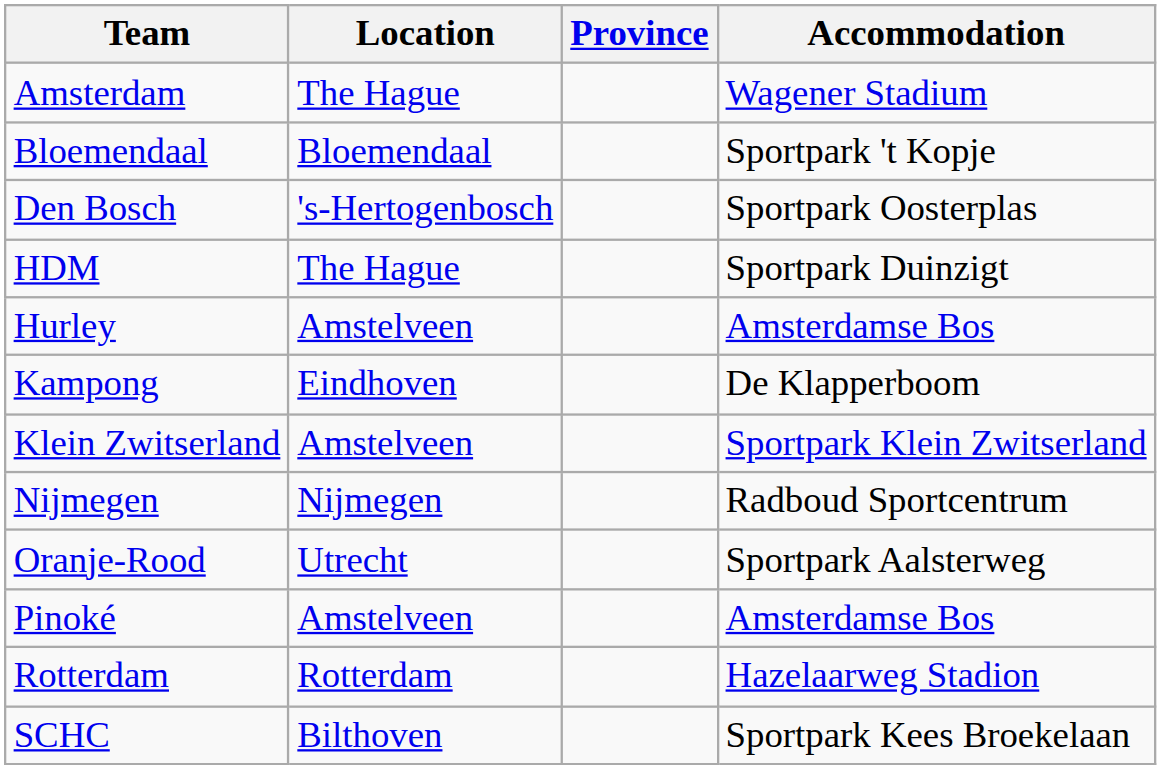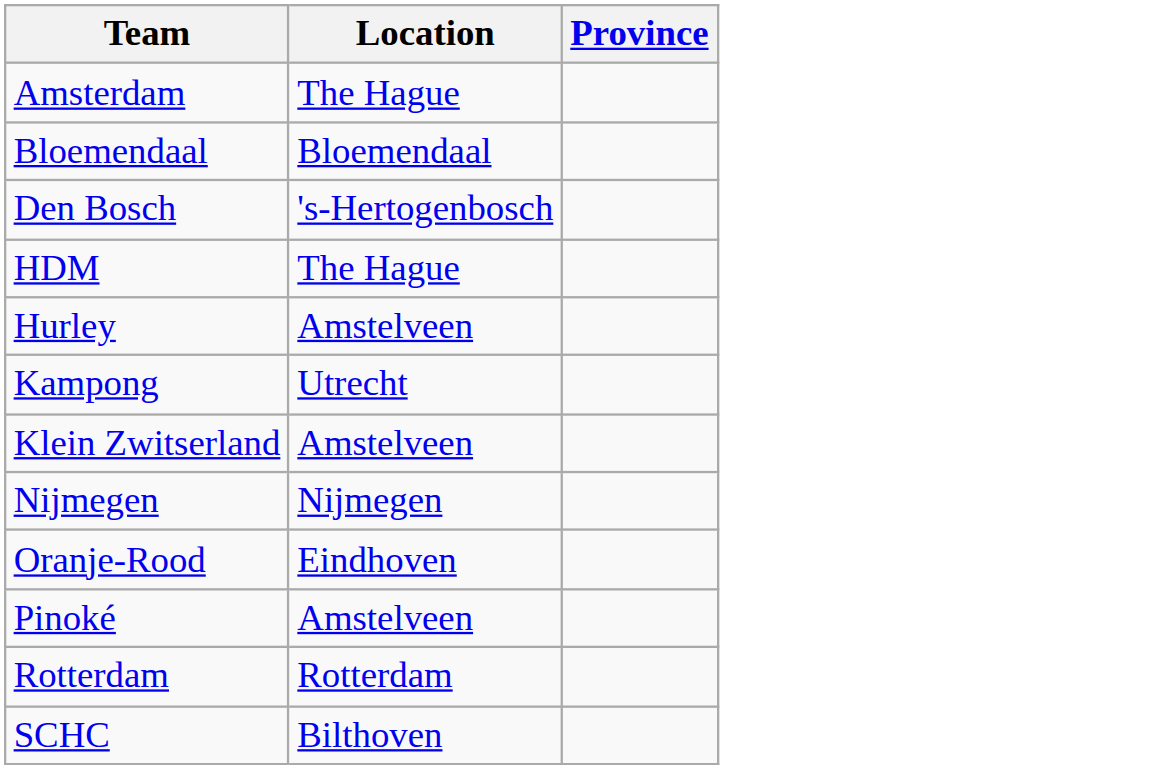- column: (936, 33)
(377, 383) Eindhoven -> (353, 383) Utrecht
(353, 558) Utrecht -> (377, 558) Eindhoven
